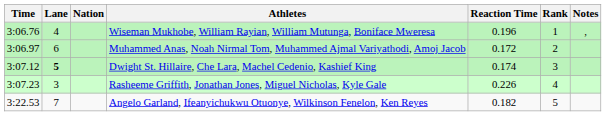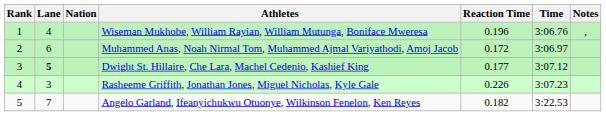columns swapped: (555, 13) <-> (23, 13)
(504, 66) 0.174 -> (497, 66) 0.177
